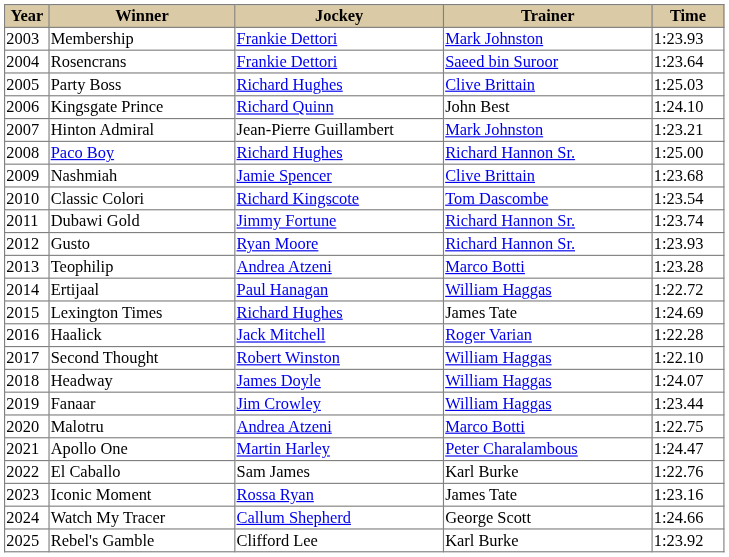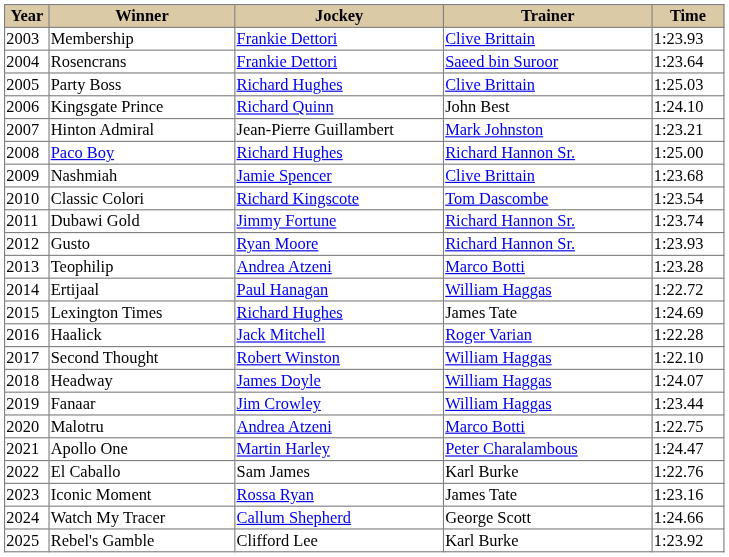(494, 38) Mark Johnston -> (490, 38) Clive Brittain
